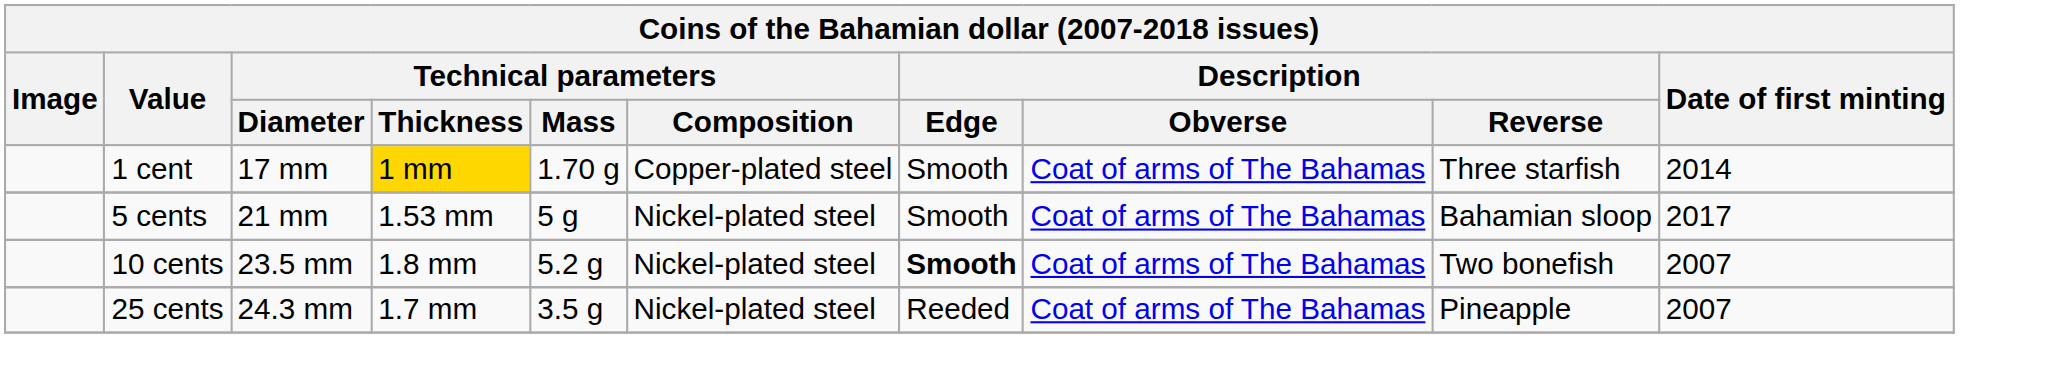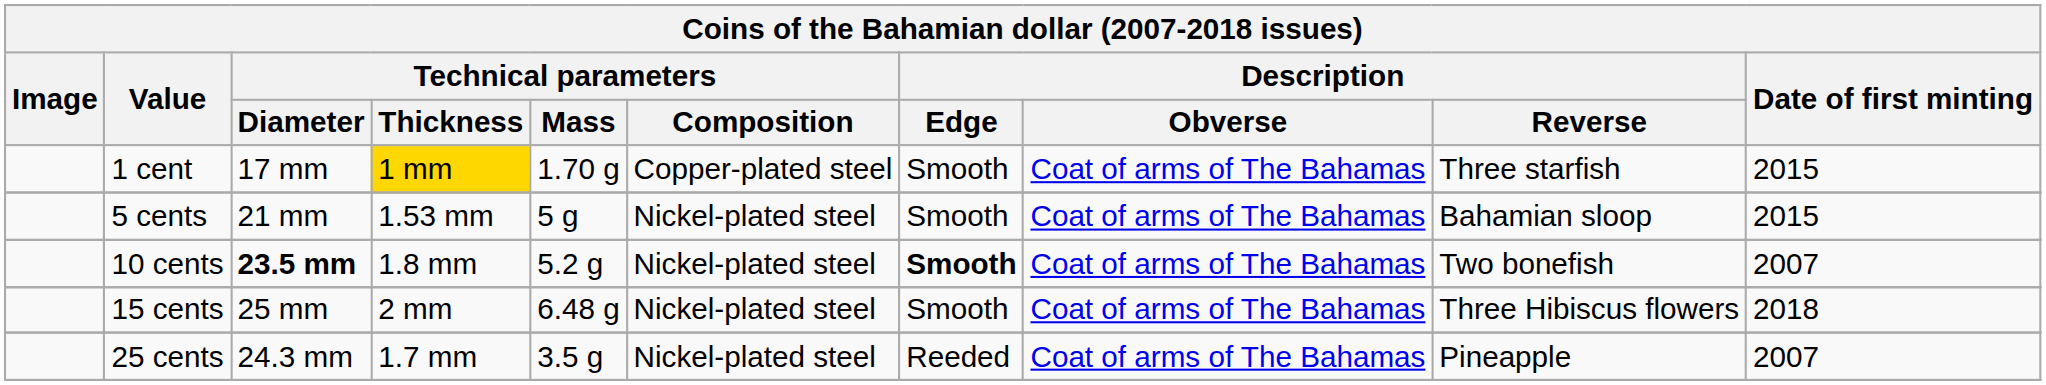(1699, 169) 2014 -> (1786, 169) 2015
(1699, 216) 2017 -> (1786, 216) 2015
(295, 263) normal -> (297, 263) bold
+ row: (168, 310)
